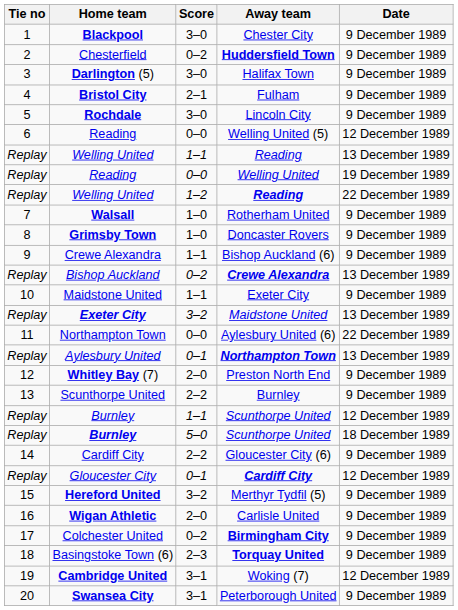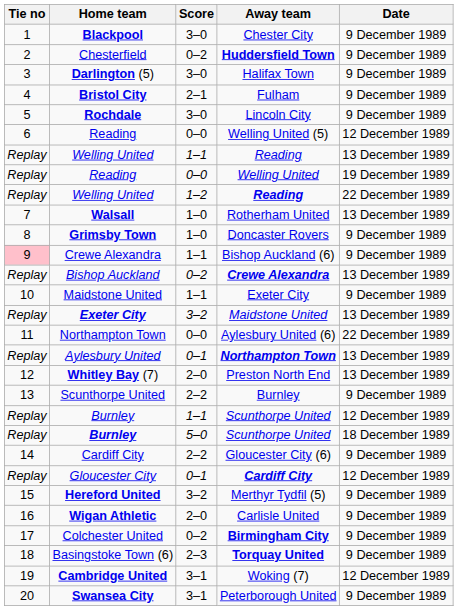(396, 214) 9 December 1989 -> (396, 214) 13 December 1989
(27, 255) no background -> (27, 255) pink background
(396, 375) 9 December 1989 -> (396, 375) 13 December 1989
